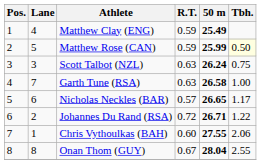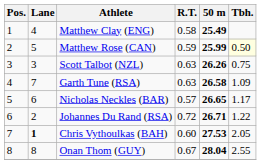(187, 30) 0.59 -> (187, 30) 0.58
(214, 64) 26.24 -> (214, 64) 26.26
(241, 82) 1.00 -> (241, 82) 1.09
(34, 133) normal -> (34, 133) bold
(214, 133) 27.55 -> (214, 133) 27.53
(241, 133) 2.06 -> (241, 133) 2.05
